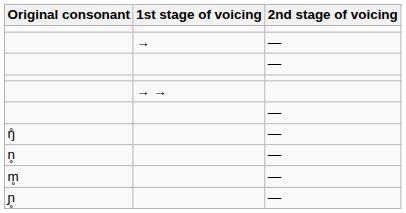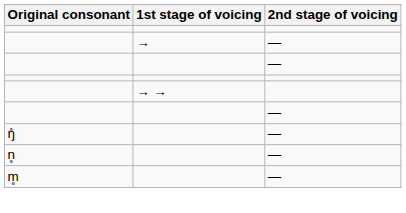- row: (11, 198)
